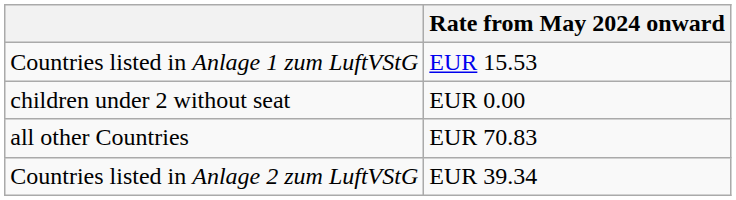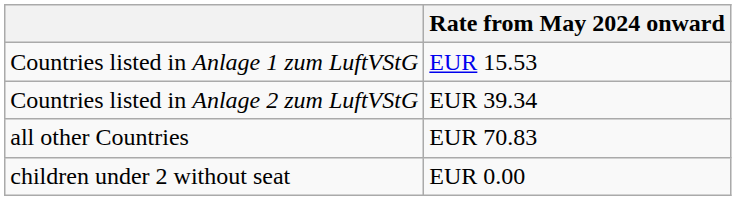rows swapped: (214, 175) <-> (150, 99)
